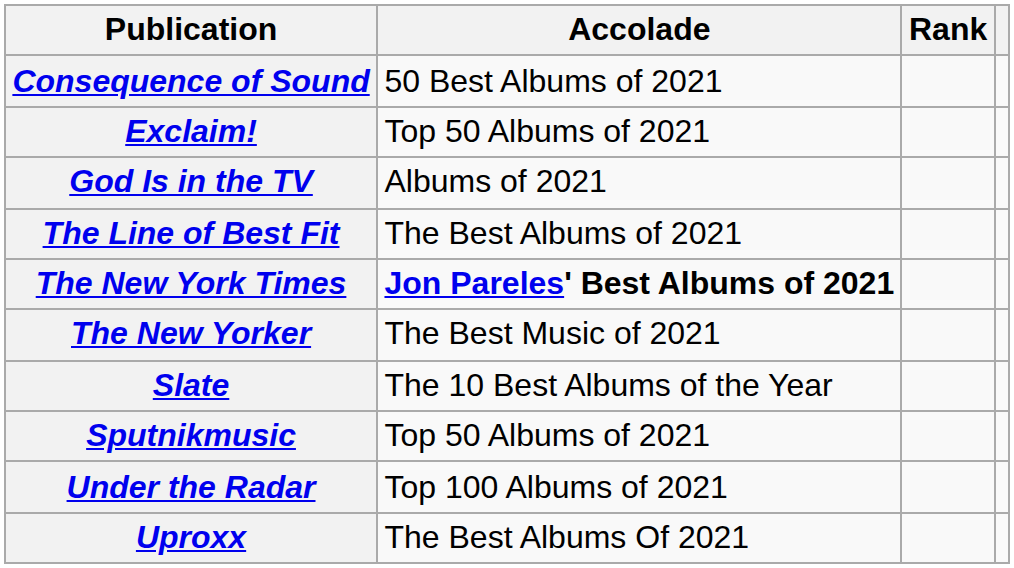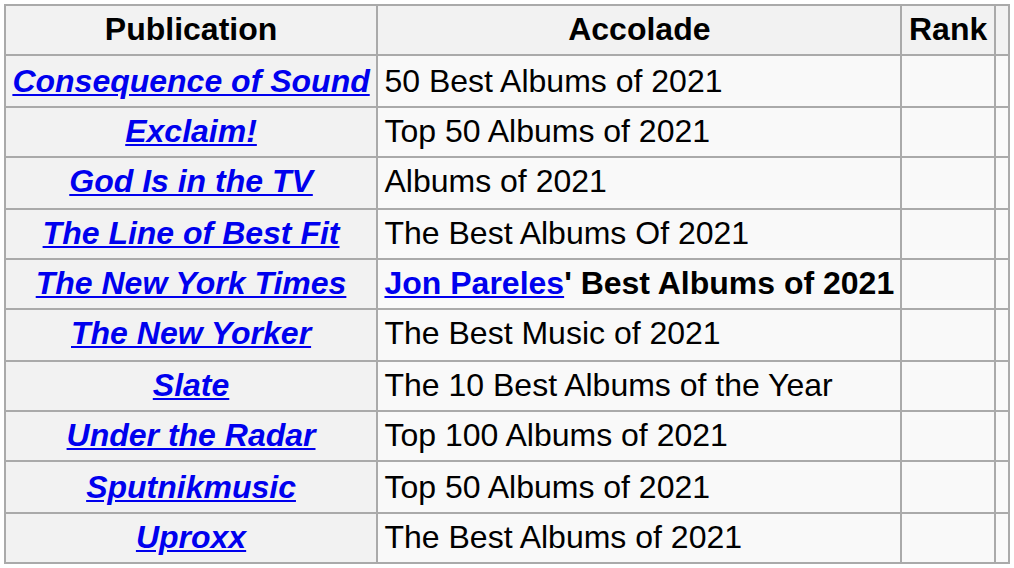(563, 232) The Best Albums of 2021 -> (567, 232) The Best Albums Of 2021
rows swapped: (191, 435) <-> (191, 486)
(567, 537) The Best Albums Of 2021 -> (563, 537) The Best Albums of 2021
